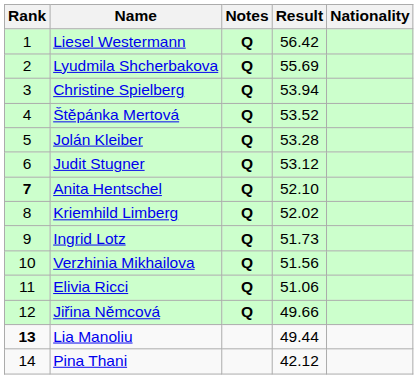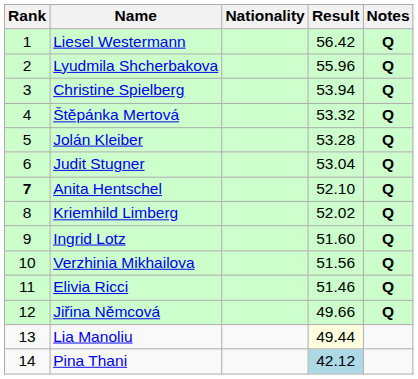columns swapped: (370, 16) <-> (247, 16)
(299, 66) 55.69 -> (336, 66) 55.96
(299, 115) 53.52 -> (336, 115) 53.32
(299, 164) 53.12 -> (336, 164) 53.04
(299, 238) 51.73 -> (336, 238) 51.60
(299, 287) 51.06 -> (336, 287) 51.46
(27, 336) bold -> (27, 336) normal
(299, 336) no background -> (336, 336) lightyellow background
(299, 361) no background -> (336, 361) lightblue background
